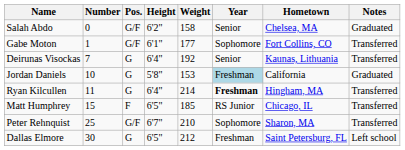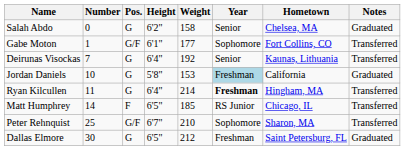(133, 28) G/F -> (128, 28) G
(90, 106) 15 -> (90, 106) 14
(374, 138) Left school -> (372, 138) Graduated
